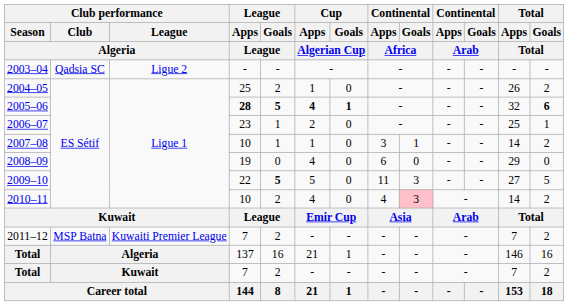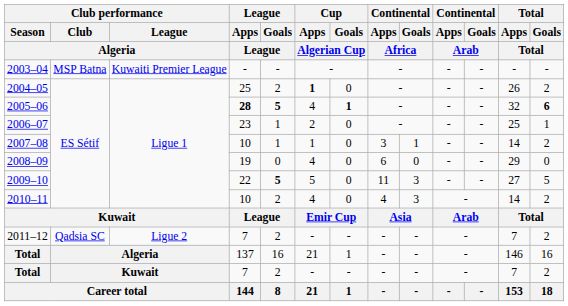(80, 69) Qadsia SC -> (80, 69) MSP Batna
(169, 69) Ligue 2 -> (169, 69) Kuwaiti Premier League
(312, 87) normal -> (312, 87) bold
(312, 106) bold -> (312, 106) normal
(416, 198) pink background -> (416, 198) no background
(80, 236) MSP Batna -> (80, 236) Qadsia SC
(169, 236) Kuwaiti Premier League -> (169, 236) Ligue 2
